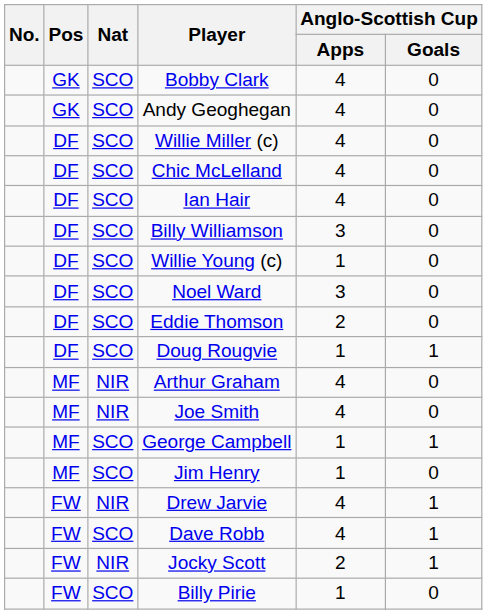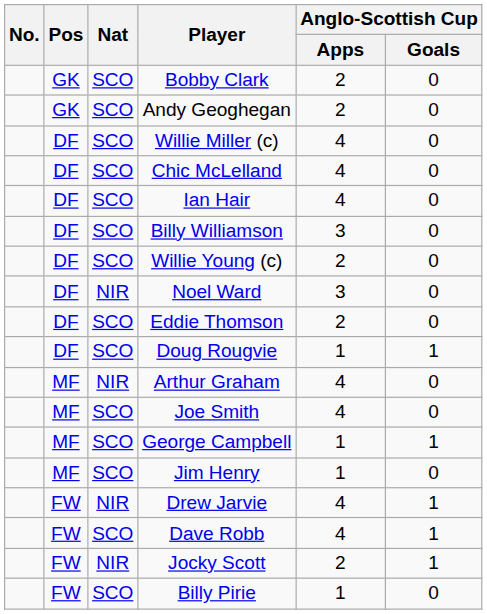(340, 79) 4 -> (340, 79) 2
(340, 110) 4 -> (340, 110) 2
(340, 261) 1 -> (340, 261) 2
(113, 291) SCO -> (113, 291) NIR
(113, 412) NIR -> (113, 412) SCO
